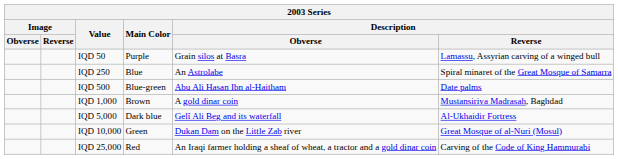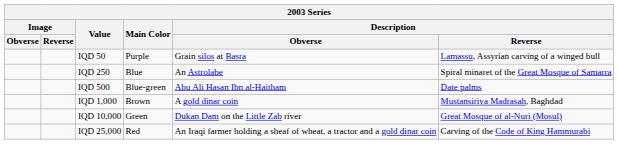- row: (97, 117)
